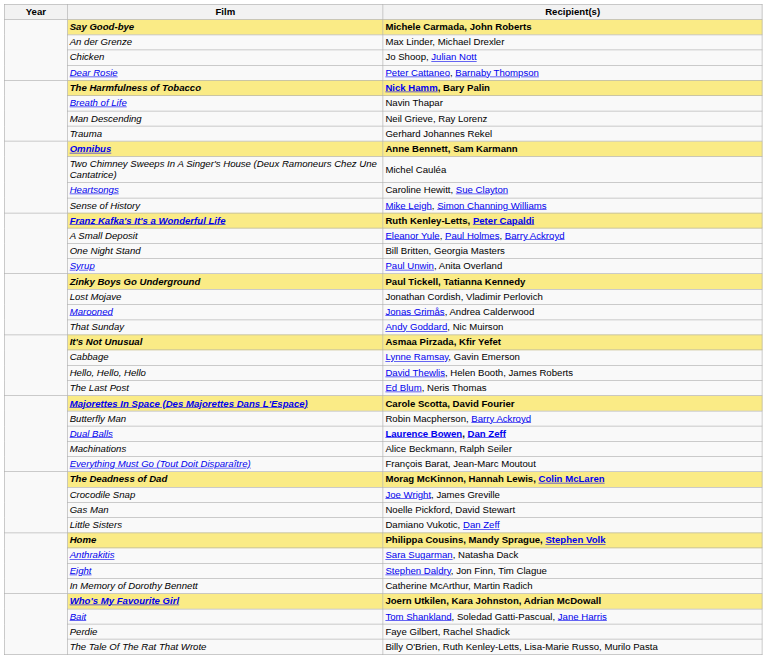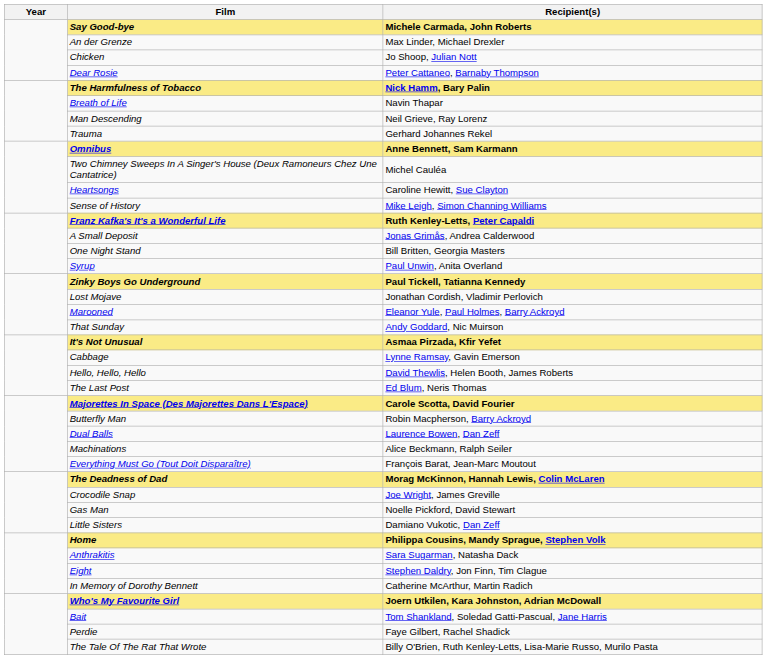(475, 236) Eleanor Yule, Paul Holmes, Barry Ackroyd -> (460, 236) Jonas Grimås, Andrea Calderwood
(460, 312) Jonas Grimås, Andrea Calderwood -> (475, 312) Eleanor Yule, Paul Holmes, Barry Ackroyd
(446, 433) bold -> (442, 433) normal
